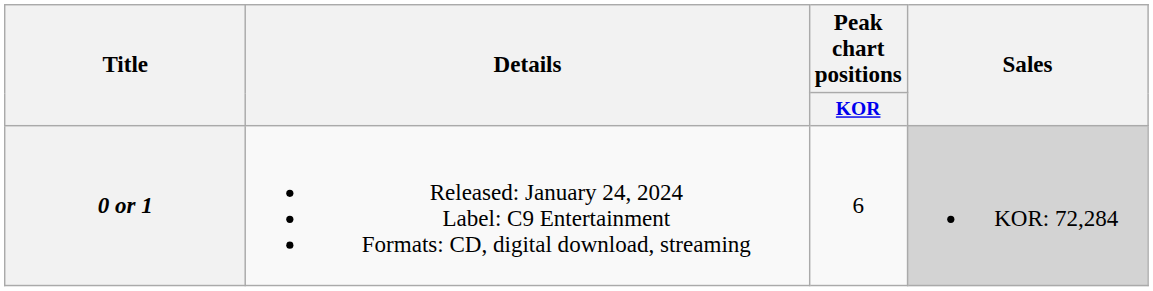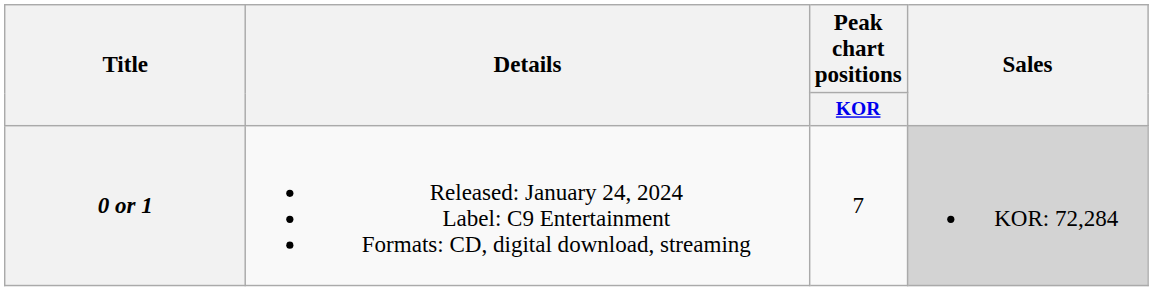(858, 205) 6 -> (858, 205) 7
